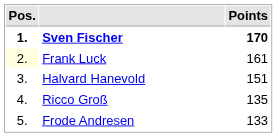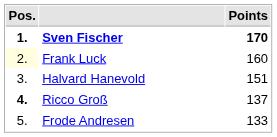(257, 58) 161 -> (257, 58) 160
(22, 99) normal -> (22, 99) bold
(257, 99) 135 -> (257, 99) 137
